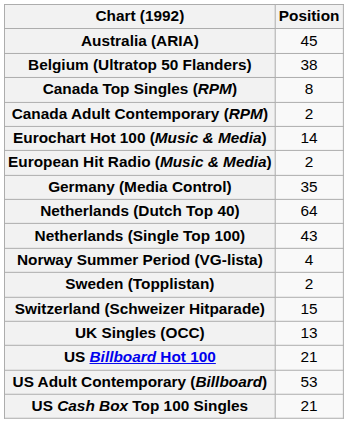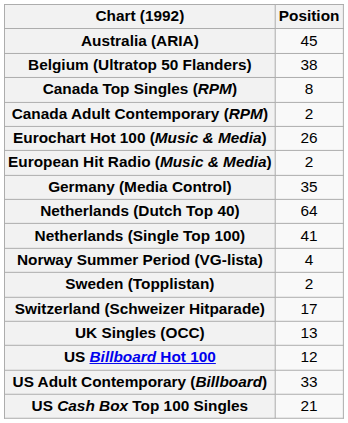(309, 138) 14 -> (309, 138) 26
(309, 235) 43 -> (309, 235) 41
(309, 308) 15 -> (309, 308) 17
(309, 357) 21 -> (309, 357) 12
(309, 382) 53 -> (309, 382) 33
